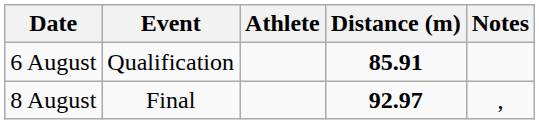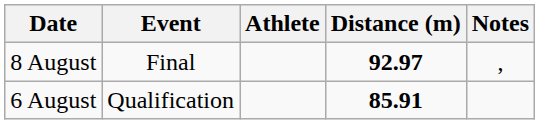rows swapped: (53, 99) <-> (53, 61)
